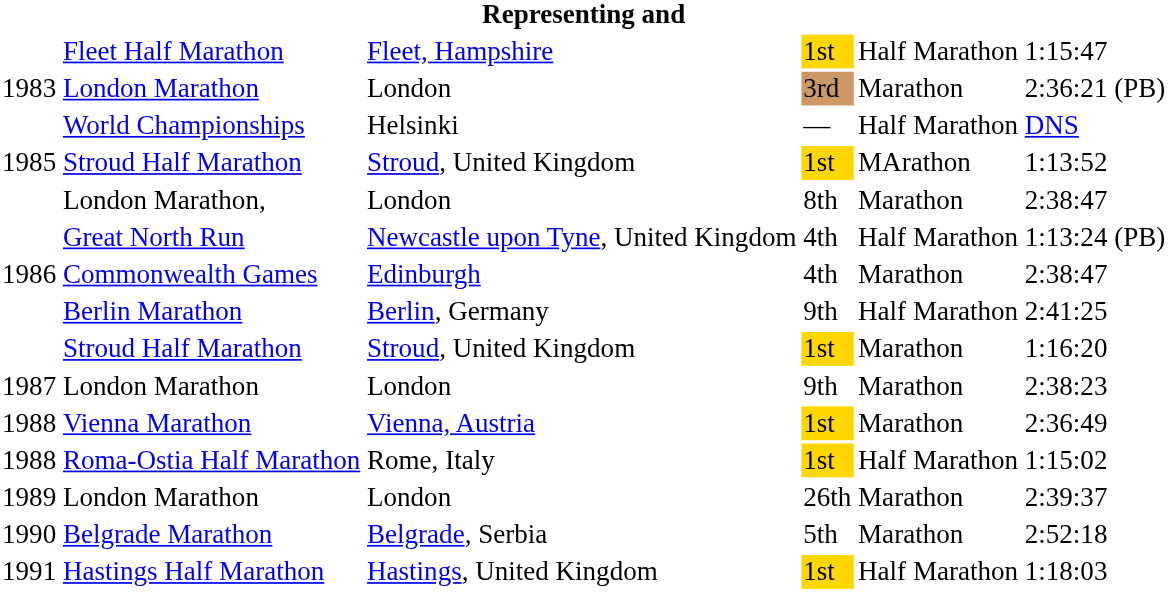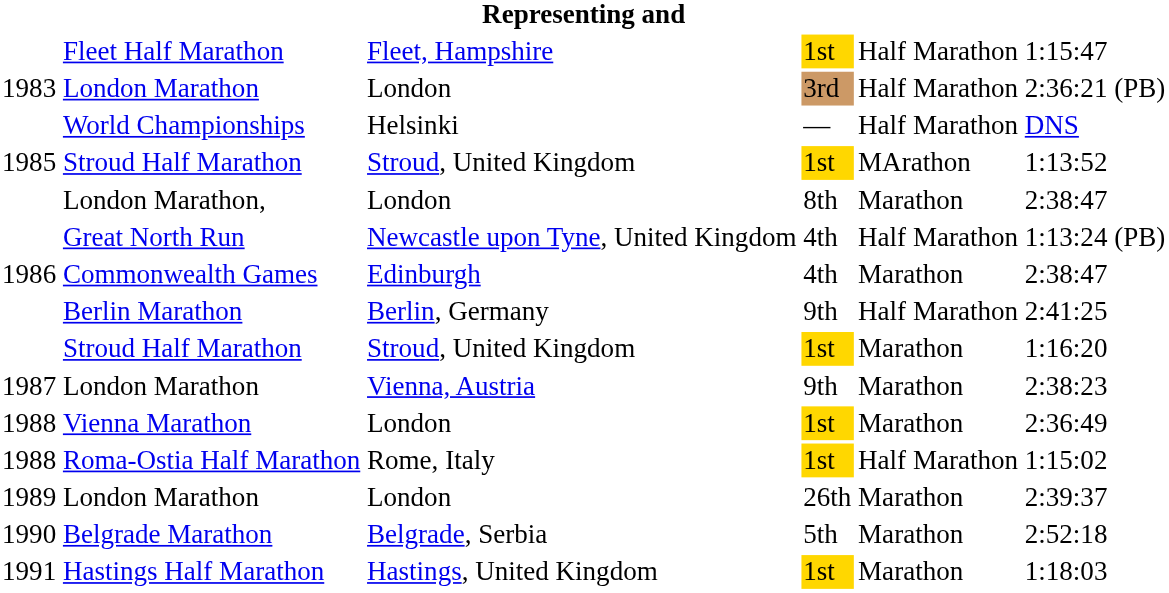(911, 88) Marathon -> (938, 88) Half Marathon
(409, 385) London -> (451, 385) Vienna, Austria
(451, 422) Vienna, Austria -> (409, 422) London
(938, 571) Half Marathon -> (911, 571) Marathon
